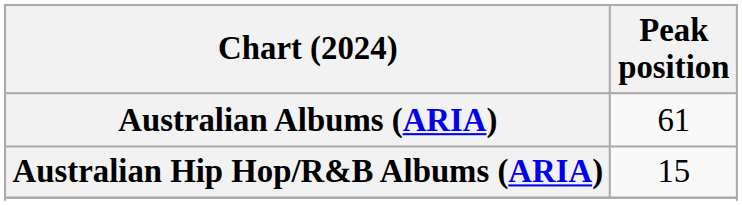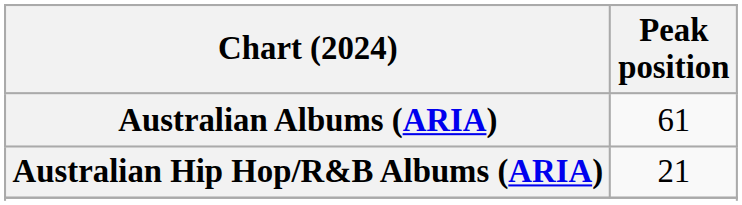(674, 171) 15 -> (674, 171) 21
